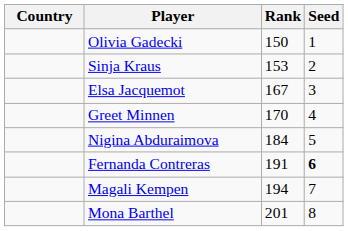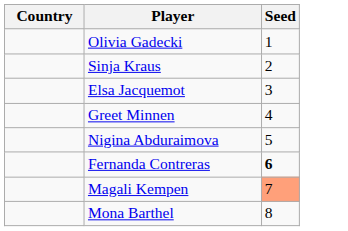- column: (283, 16)
(312, 189) no background -> (269, 189) lightsalmon background
